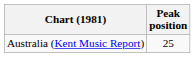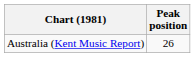(168, 43) 25 -> (168, 43) 26
